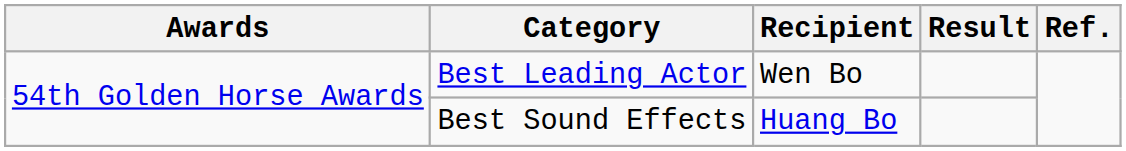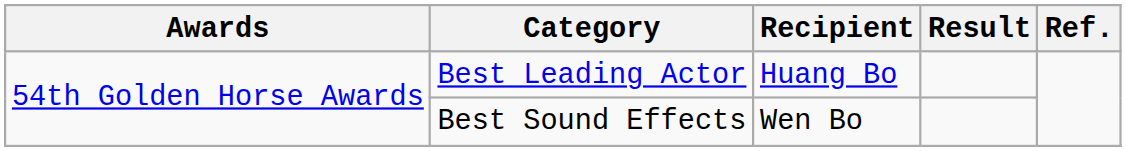(812, 75) Wen Bo -> (829, 75) Huang Bo
(829, 122) Huang Bo -> (812, 122) Wen Bo
